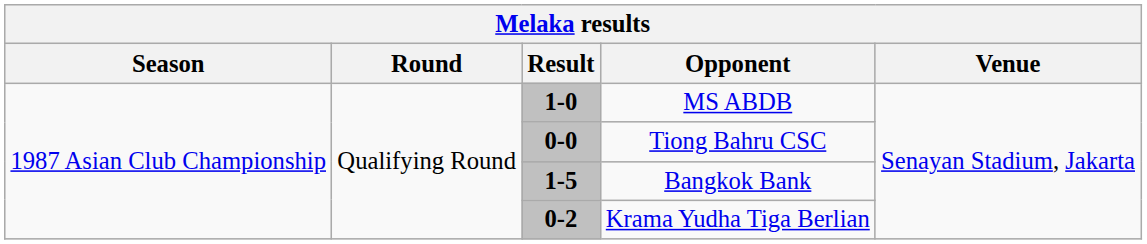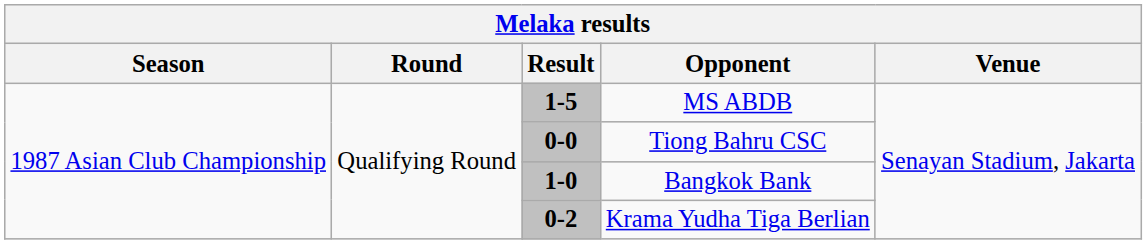(561, 102) 1-0 -> (561, 102) 1-5
(561, 180) 1-5 -> (561, 180) 1-0
